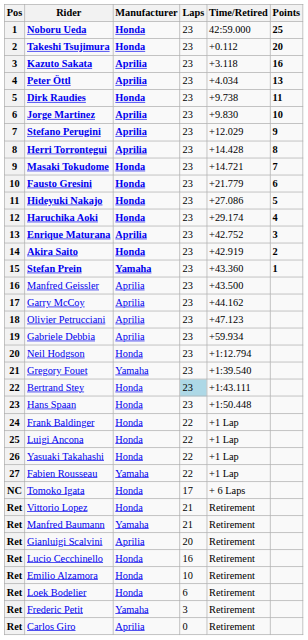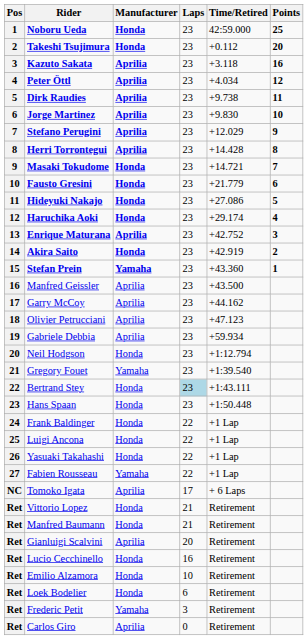(278, 81) 13 -> (278, 81) 12
(130, 98) Honda -> (131, 98) Aprilia
(129, 490) Honda -> (130, 490) Aprilia
(132, 524) Yamaha -> (129, 524) Honda
